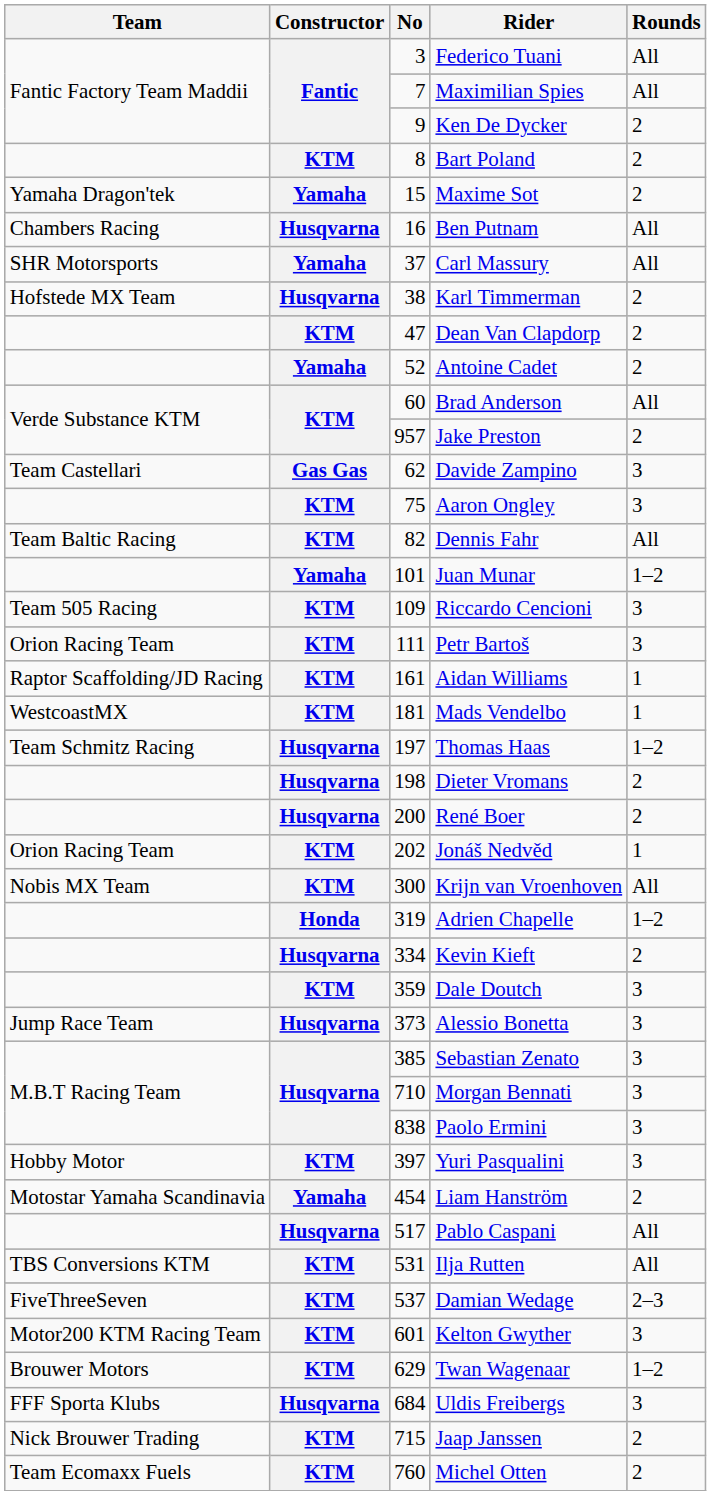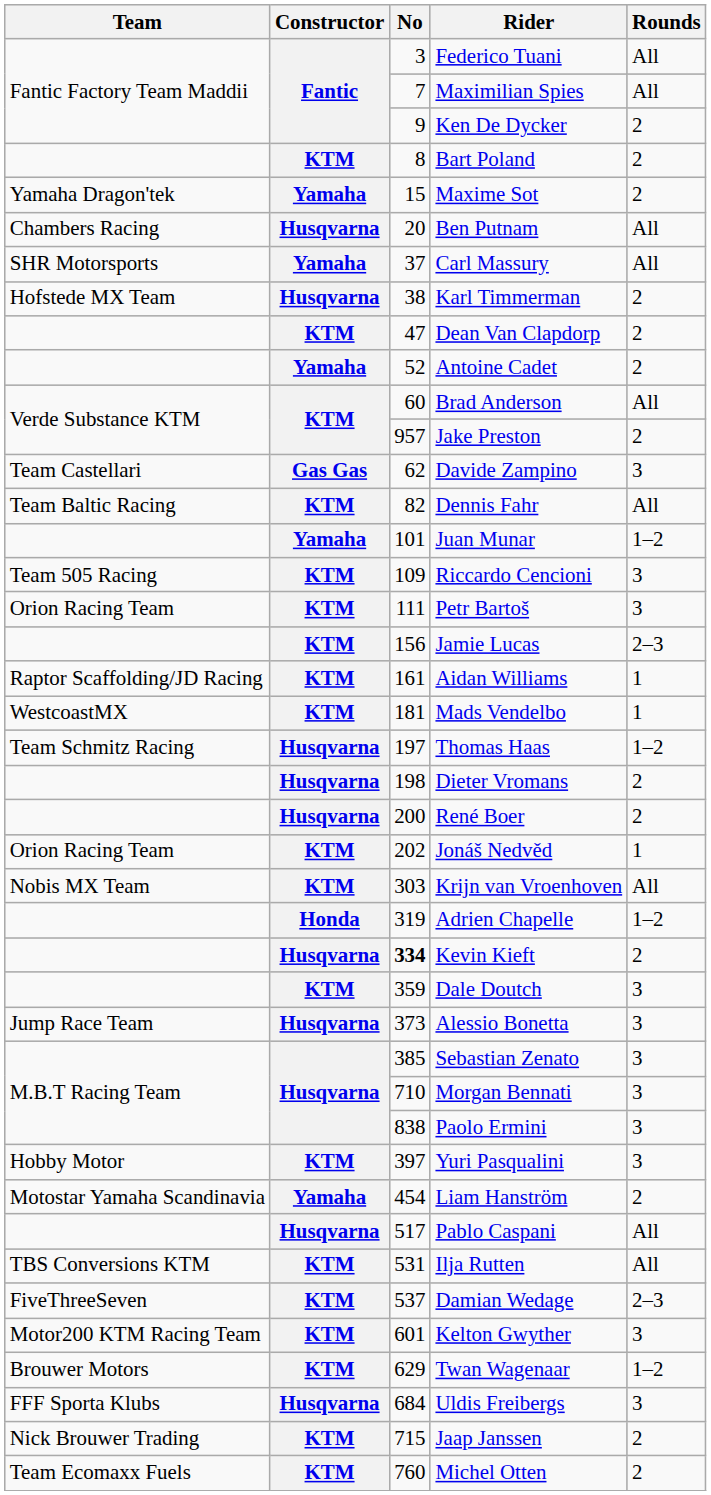(415, 228) 16 -> (415, 228) 20
- row: (495, 505)
+ row: (487, 643)
(410, 885) 300 -> (410, 885) 303
(410, 954) normal -> (410, 954) bold
